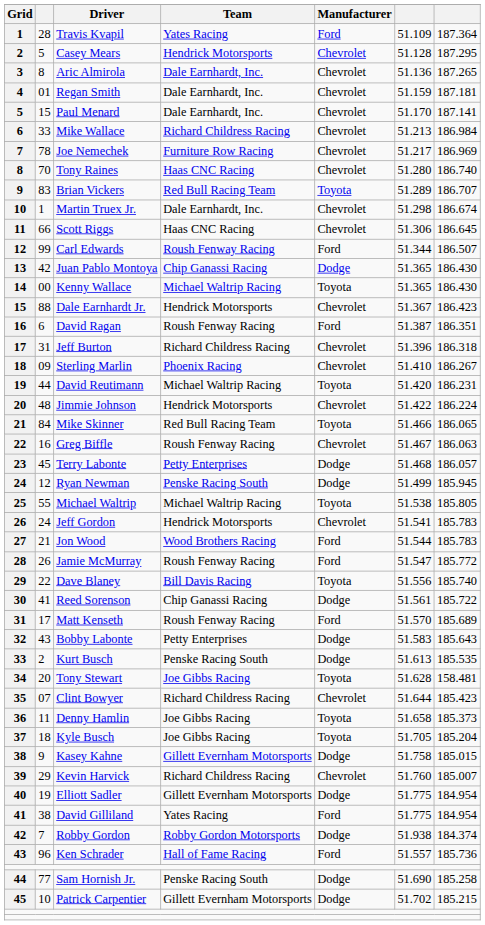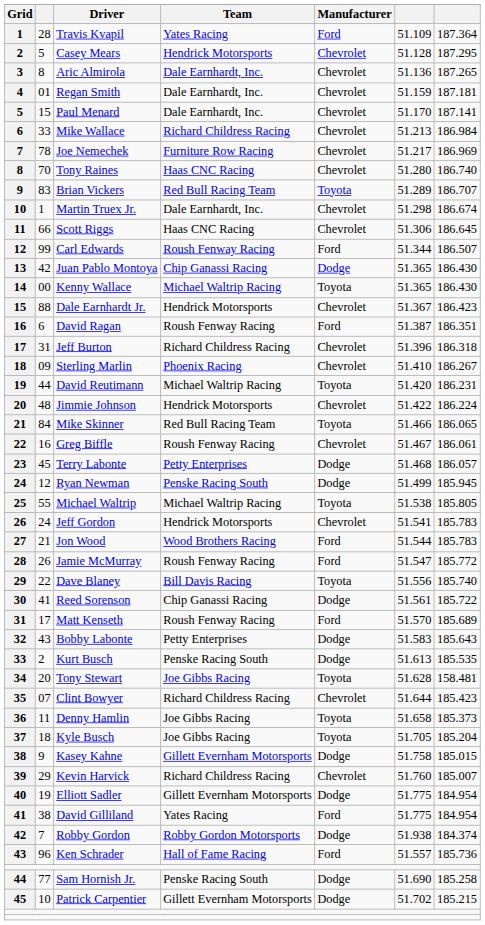(457, 444) 186.063 -> (457, 444) 186.061
